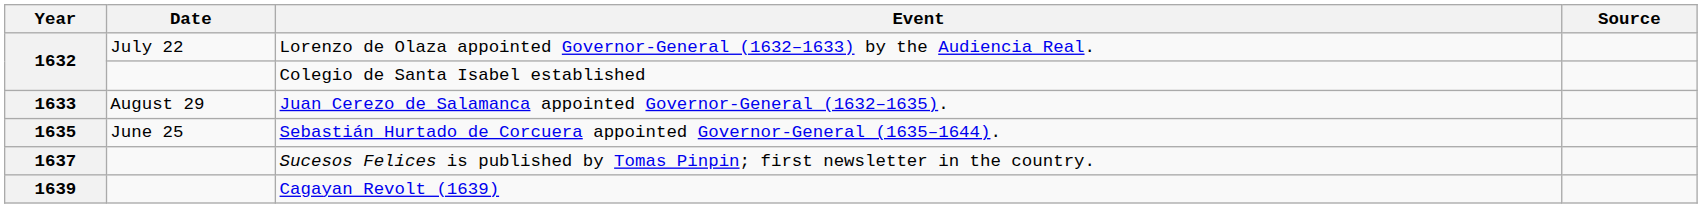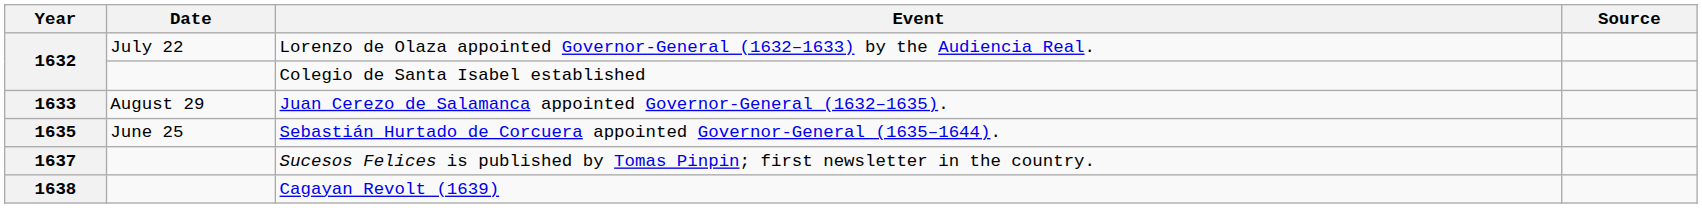(55, 189) 1639 -> (55, 189) 1638
